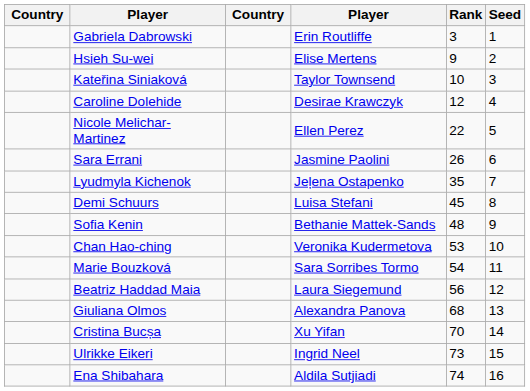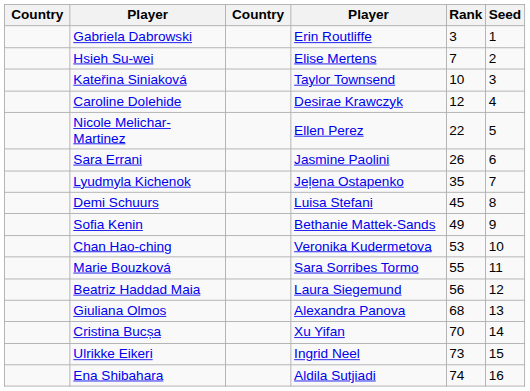(453, 58) 9 -> (453, 58) 7
(457, 224) 48 -> (457, 224) 49
(457, 267) 54 -> (457, 267) 55
